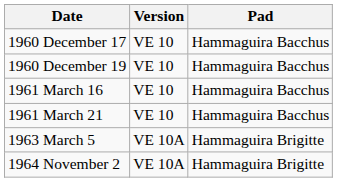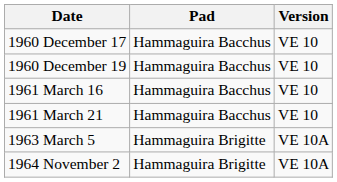columns swapped: (159, 16) <-> (260, 16)
